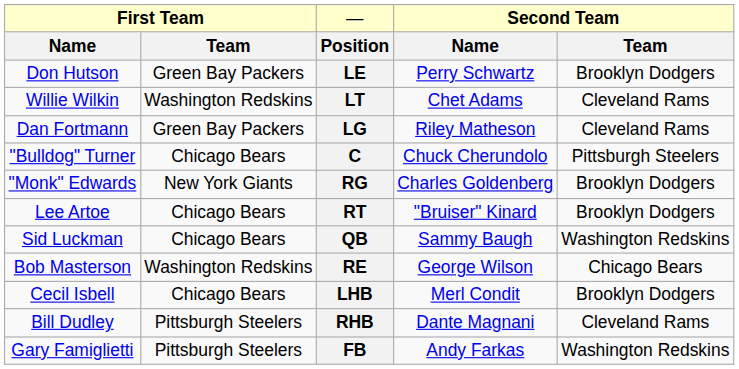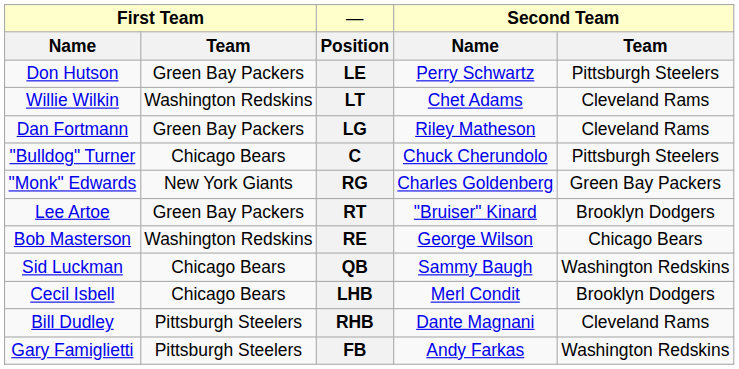(645, 73) Brooklyn Dodgers -> (645, 73) Pittsburgh Steelers
(645, 184) Brooklyn Dodgers -> (645, 184) Green Bay Packers
(228, 211) Chicago Bears -> (228, 211) Green Bay Packers
rows swapped: (355, 267) <-> (355, 239)
